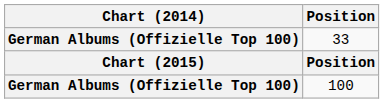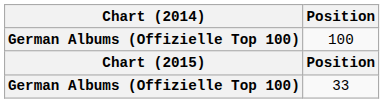rows swapped: (341, 86) <-> (341, 40)
